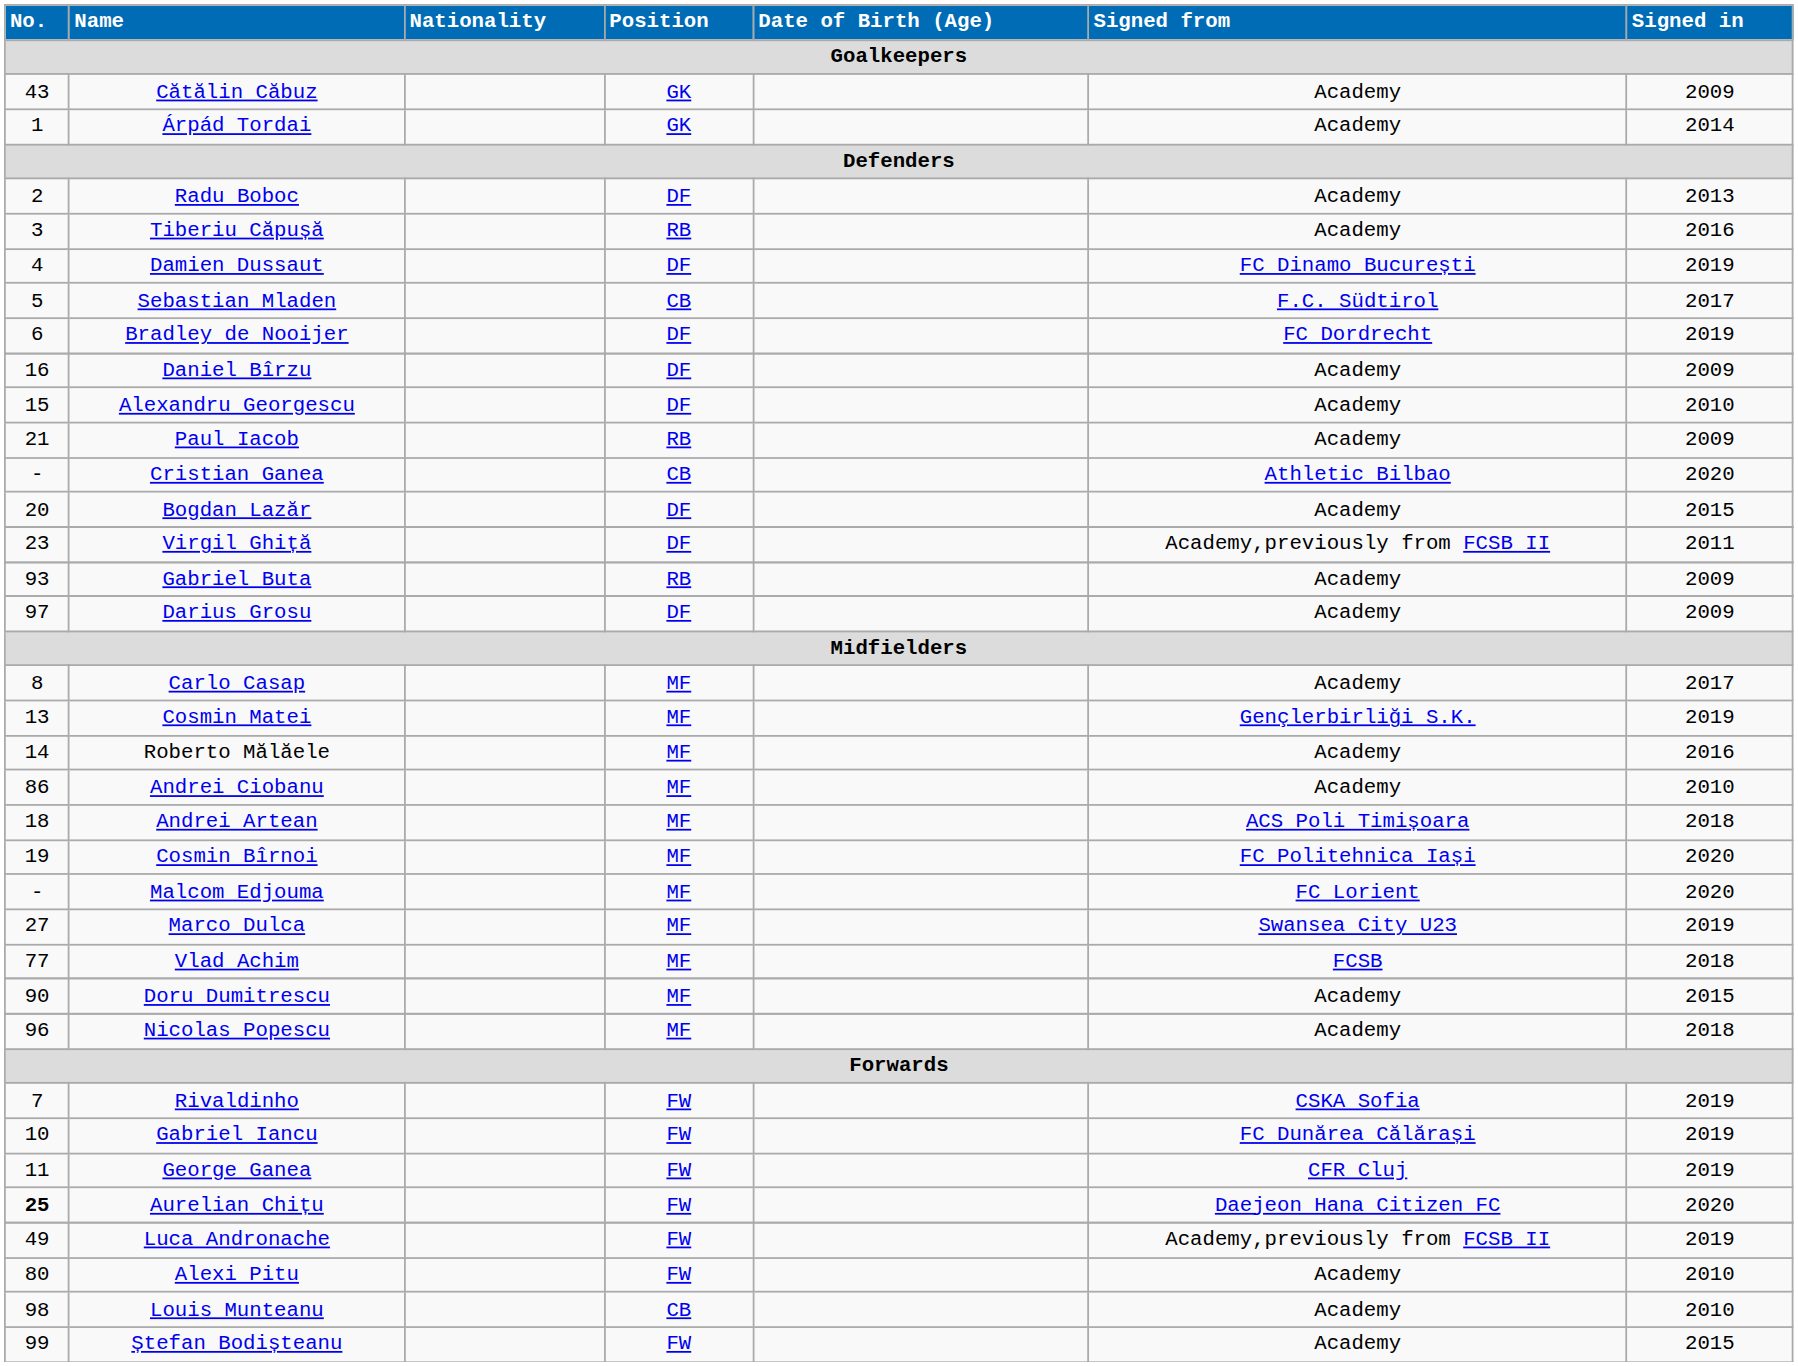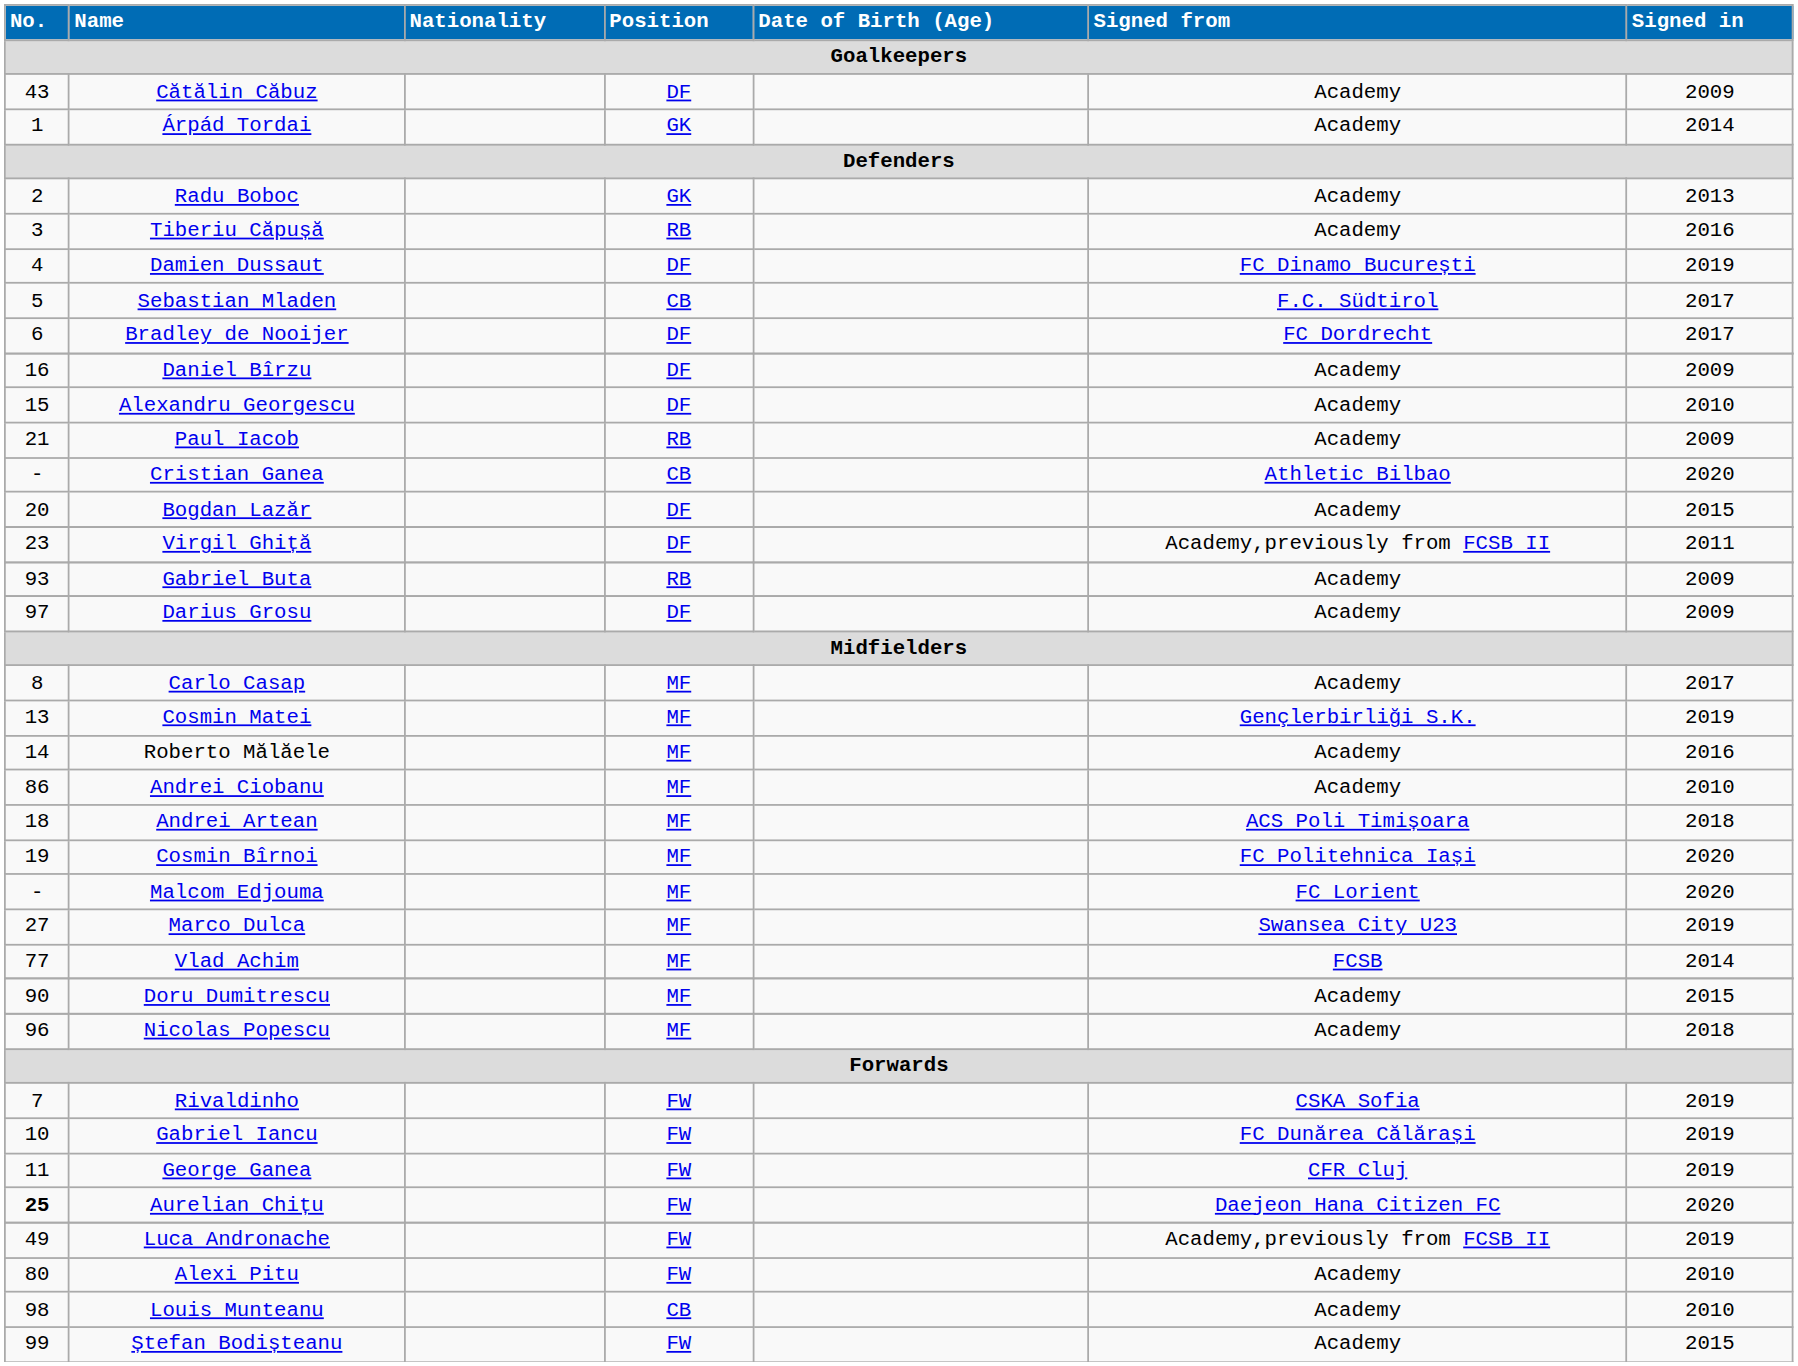(679, 92) GK -> (679, 92) DF
(679, 196) DF -> (679, 196) GK
(1710, 335) 2019 -> (1710, 335) 2017
(1710, 961) 2018 -> (1710, 961) 2014
